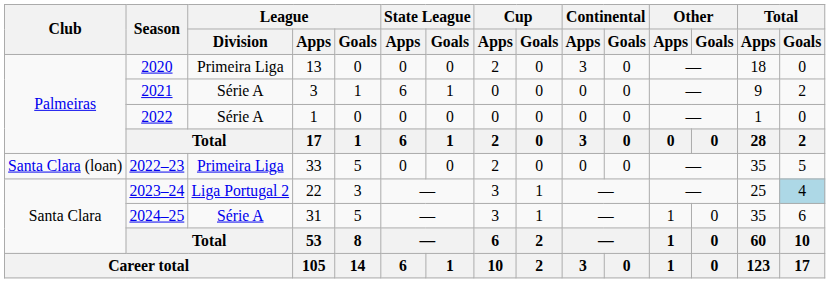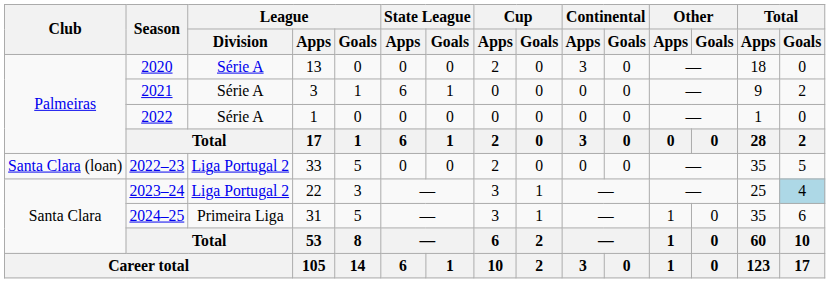(240, 66) Primeira Liga -> (240, 66) Série A
(240, 166) Primeira Liga -> (240, 166) Liga Portugal 2
(240, 215) Série A -> (240, 215) Primeira Liga
